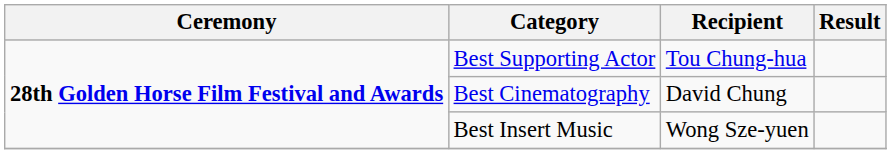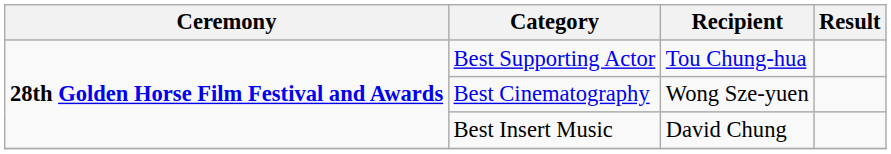(726, 93) David Chung -> (737, 93) Wong Sze-yuen
(737, 129) Wong Sze-yuen -> (726, 129) David Chung
